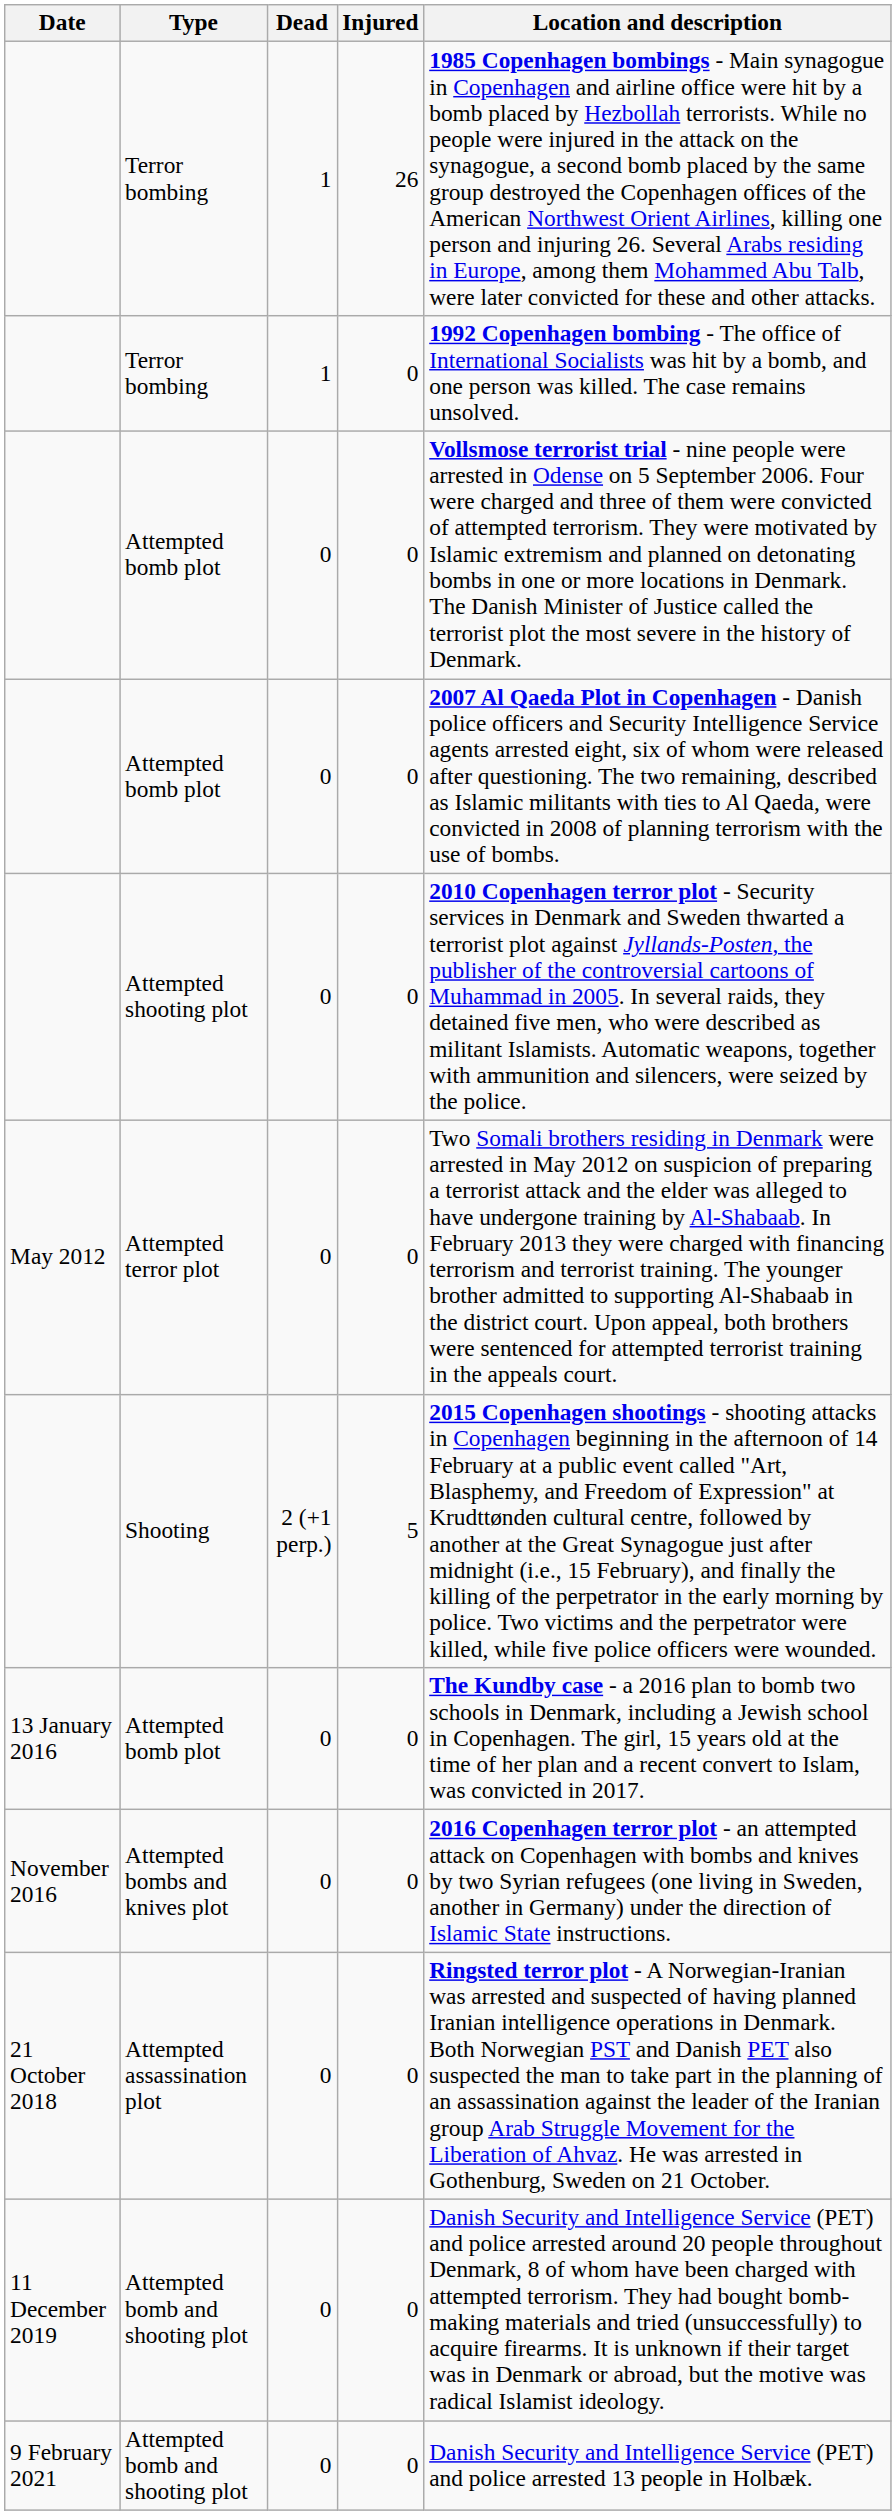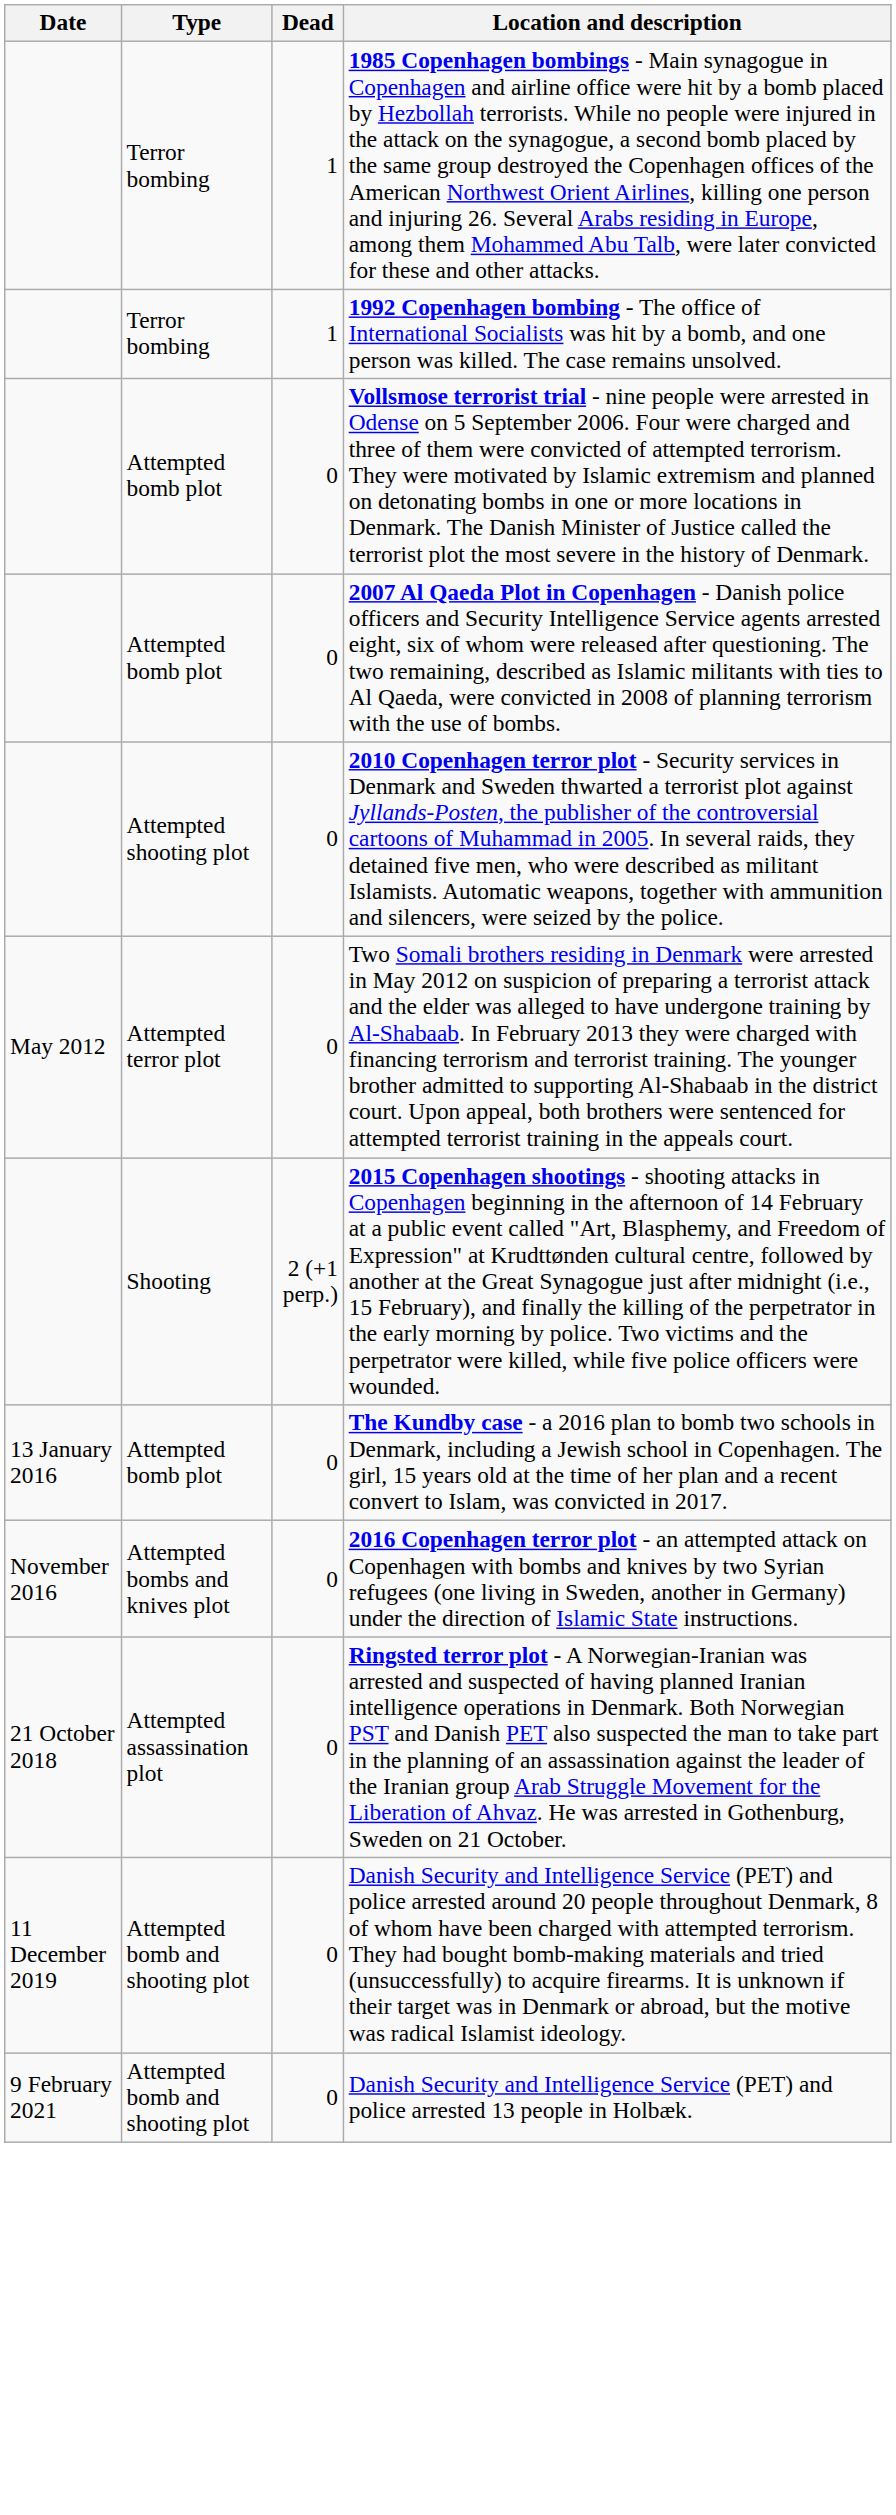- column: (380, 23)
